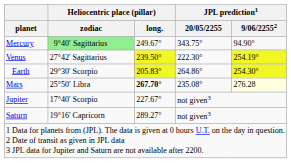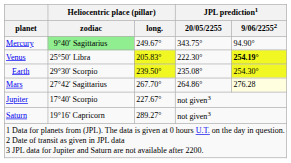(78, 57) 27°42' Sagittarius -> (70, 57) 25°50′ Libra
(149, 57) 239.50° -> (149, 57) 205.83°
(246, 57) normal -> (246, 57) bold
(149, 71) 205.83° -> (149, 71) 239.50°
(190, 71) 264.86° -> (190, 71) 235.08°
(70, 85) 25°50′ Libra -> (78, 85) 27°42' Sagittarius
(149, 85) bold -> (149, 85) normal
(190, 85) 235.08° -> (190, 85) 264.86°
